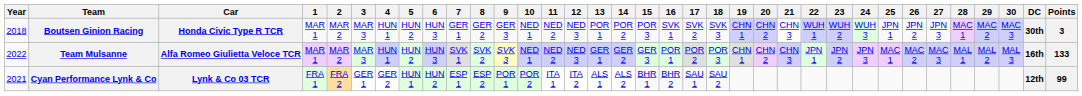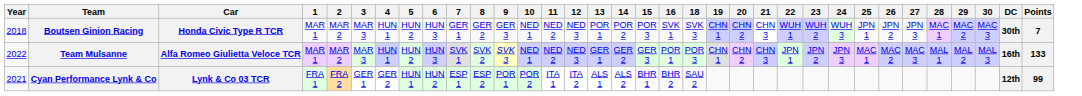- column: (694, 11)
(1062, 30) 3 -> (1038, 30) 7
